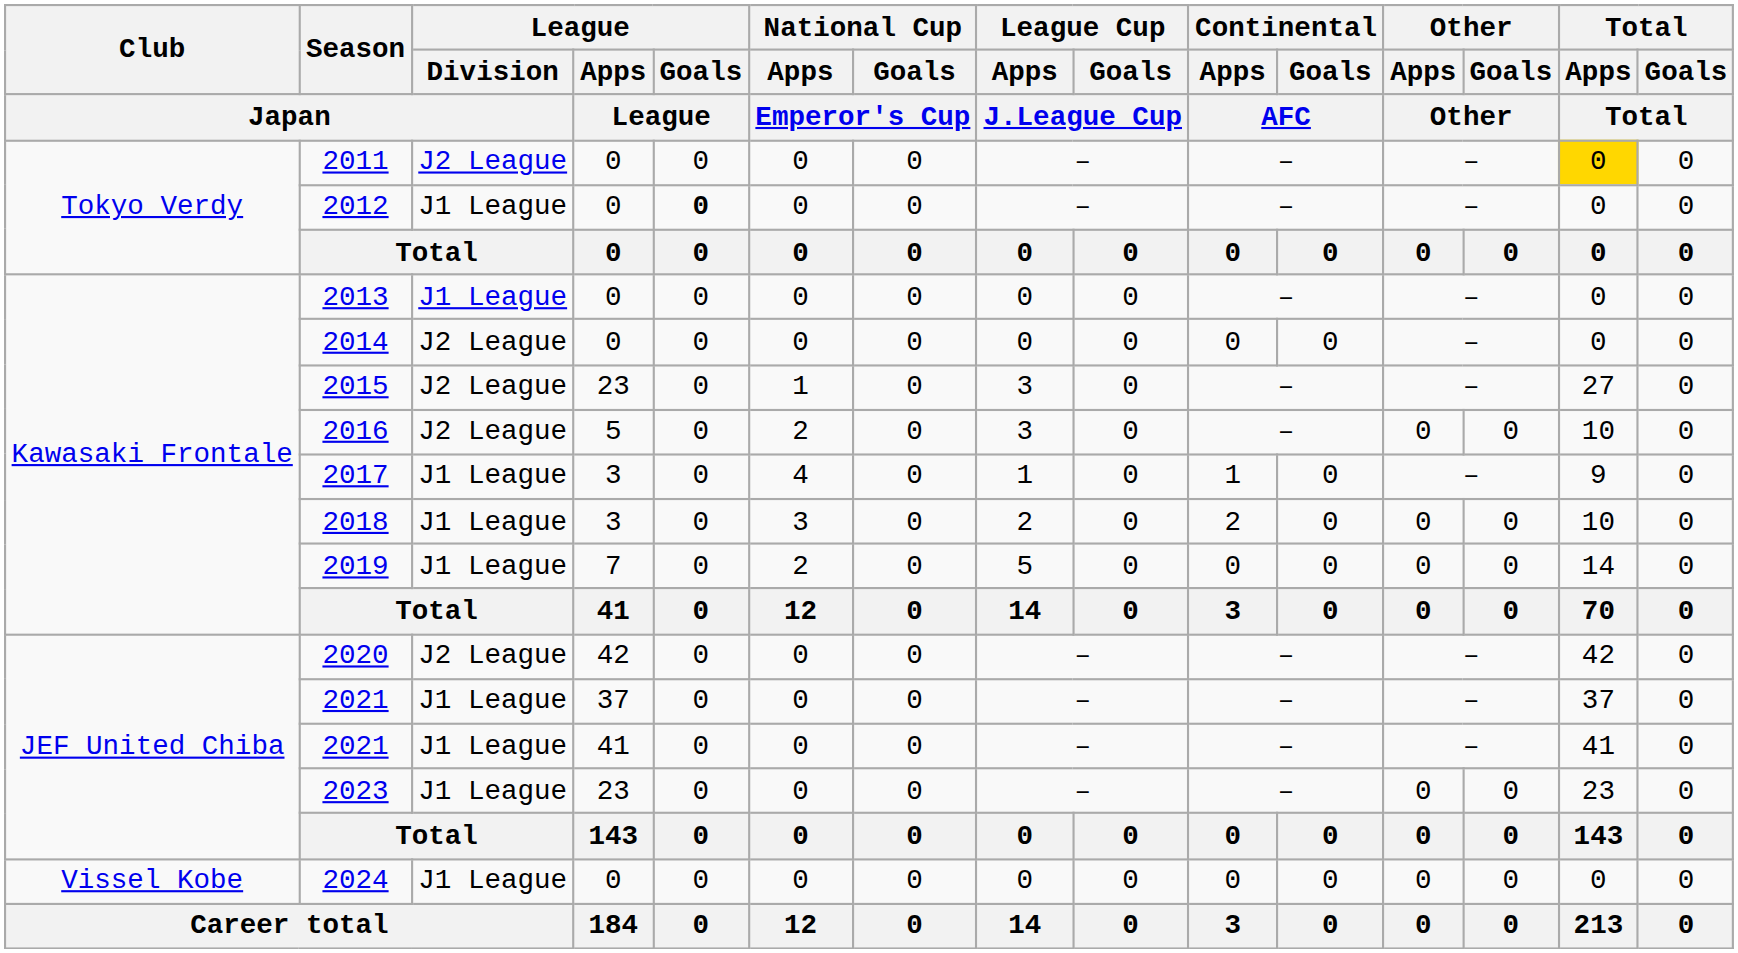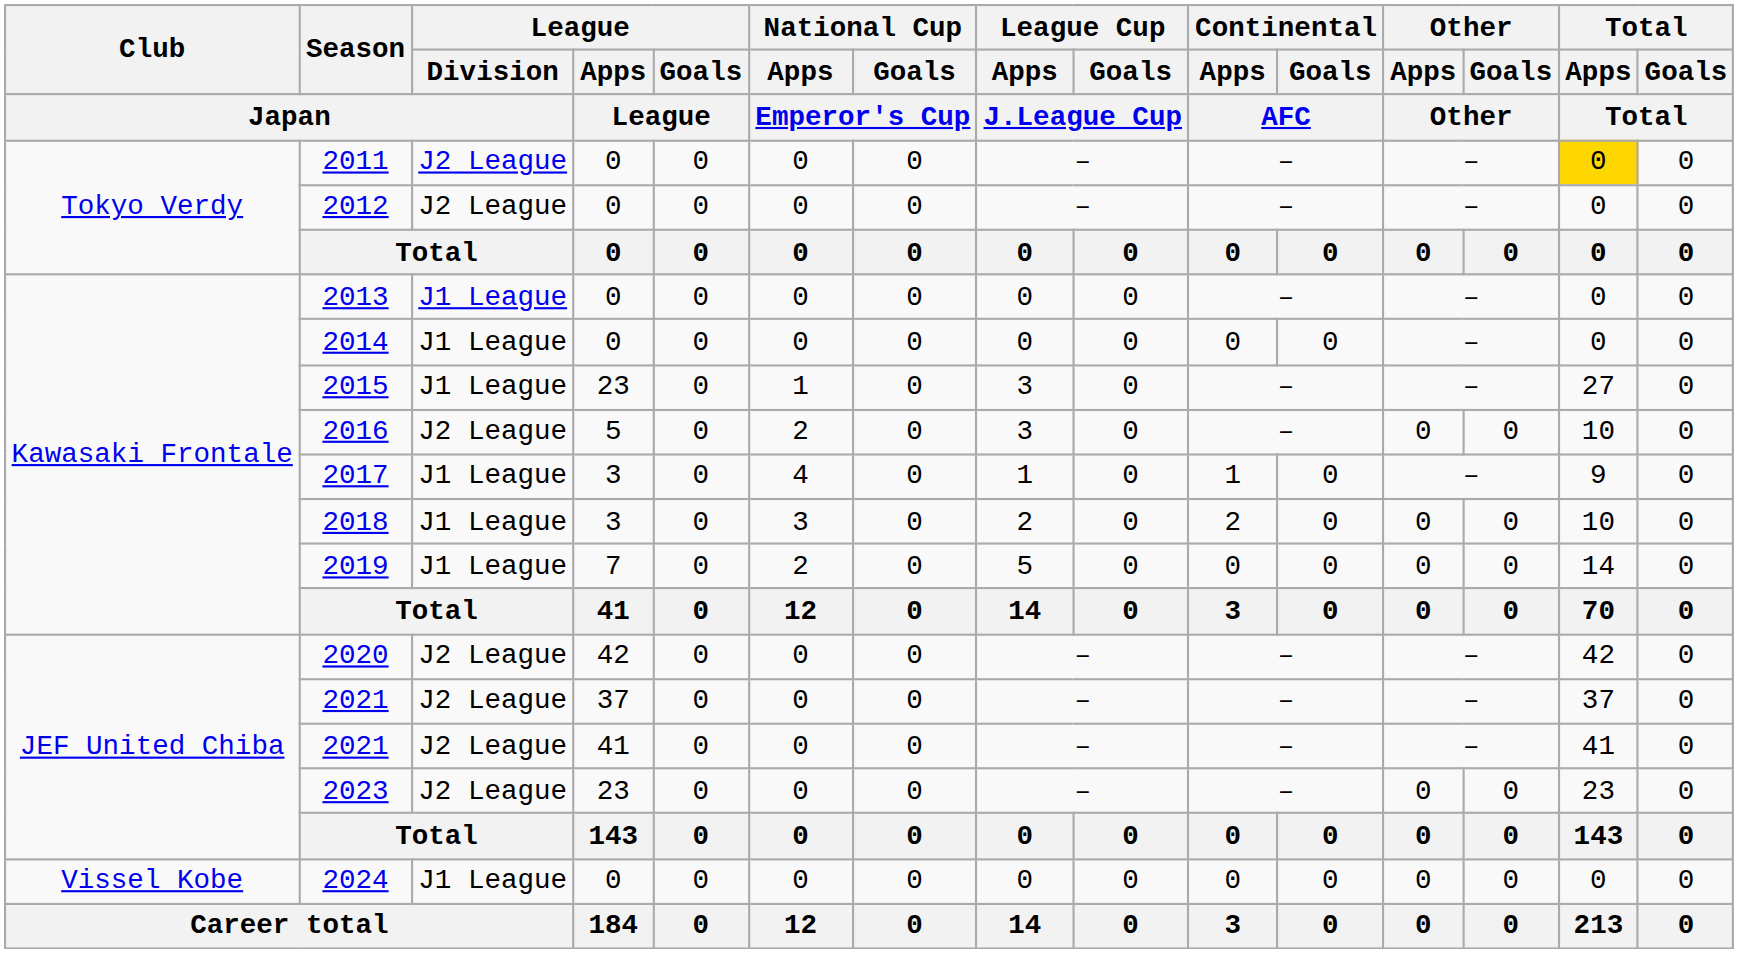(493, 207) J1 League -> (493, 207) J2 League
(701, 207) bold -> (701, 207) normal
(493, 342) J2 League -> (493, 342) J1 League
(493, 387) J2 League -> (493, 387) J1 League
(493, 701) J1 League -> (493, 701) J2 League
(493, 746) J1 League -> (493, 746) J2 League
(493, 791) J1 League -> (493, 791) J2 League
